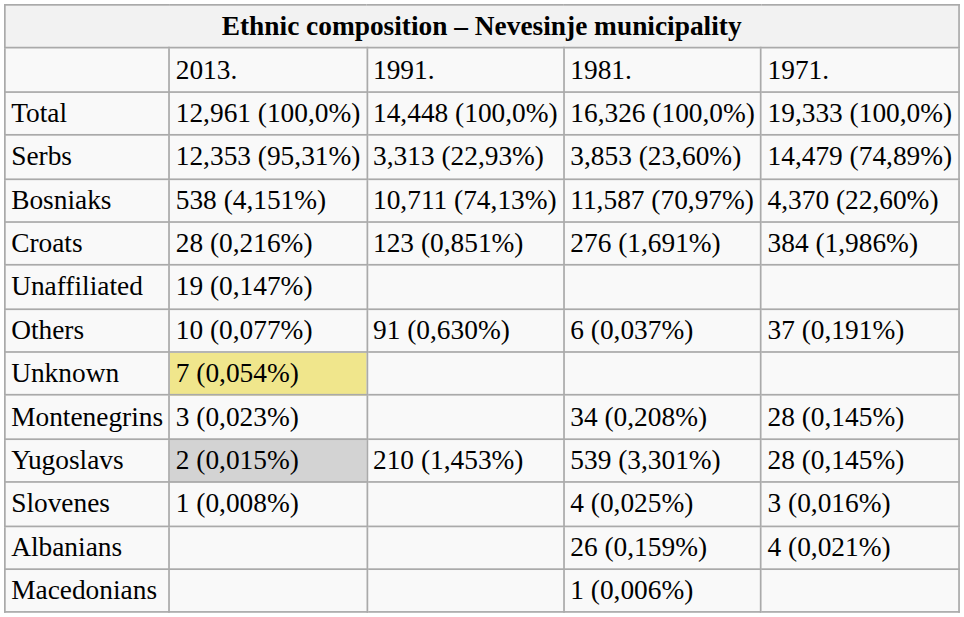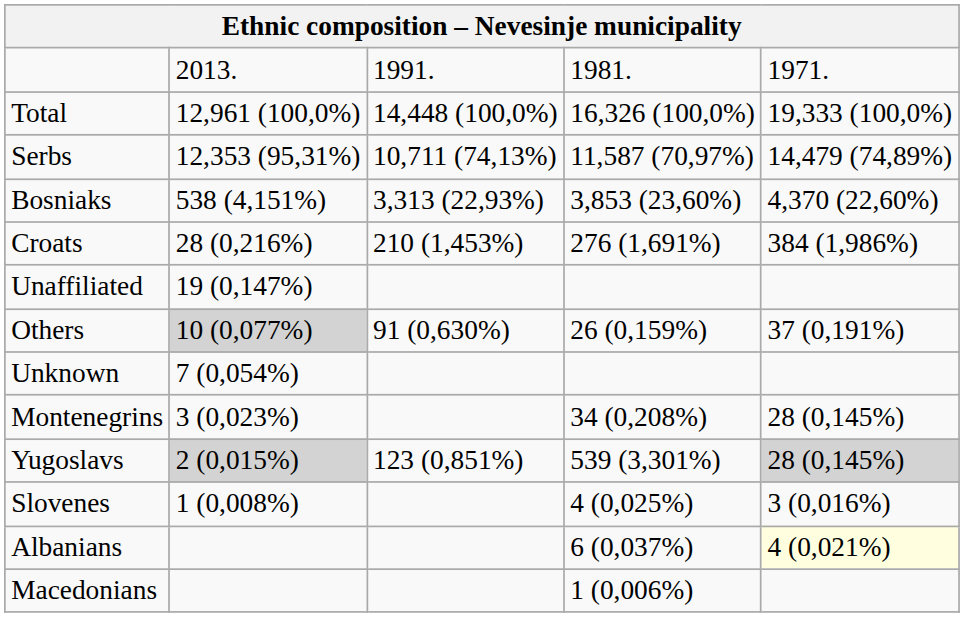(458, 156) 3,313 (22,93%) -> (465, 156) 10,711 (74,13%)
(656, 156) 3,853 (23,60%) -> (662, 156) 11,587 (70,97%)
(465, 199) 10,711 (74,13%) -> (458, 199) 3,313 (22,93%)
(662, 199) 11,587 (70,97%) -> (656, 199) 3,853 (23,60%)
(448, 243) 123 (0,851%) -> (448, 243) 210 (1,453%)
(244, 329) no background -> (244, 329) lightgrey background
(632, 329) 6 (0,037%) -> (639, 329) 26 (0,159%)
(237, 373) khaki background -> (237, 373) no background
(448, 460) 210 (1,453%) -> (448, 460) 123 (0,851%)
(836, 460) no background -> (836, 460) lightgrey background
(639, 546) 26 (0,159%) -> (632, 546) 6 (0,037%)
(829, 546) no background -> (829, 546) lightyellow background
